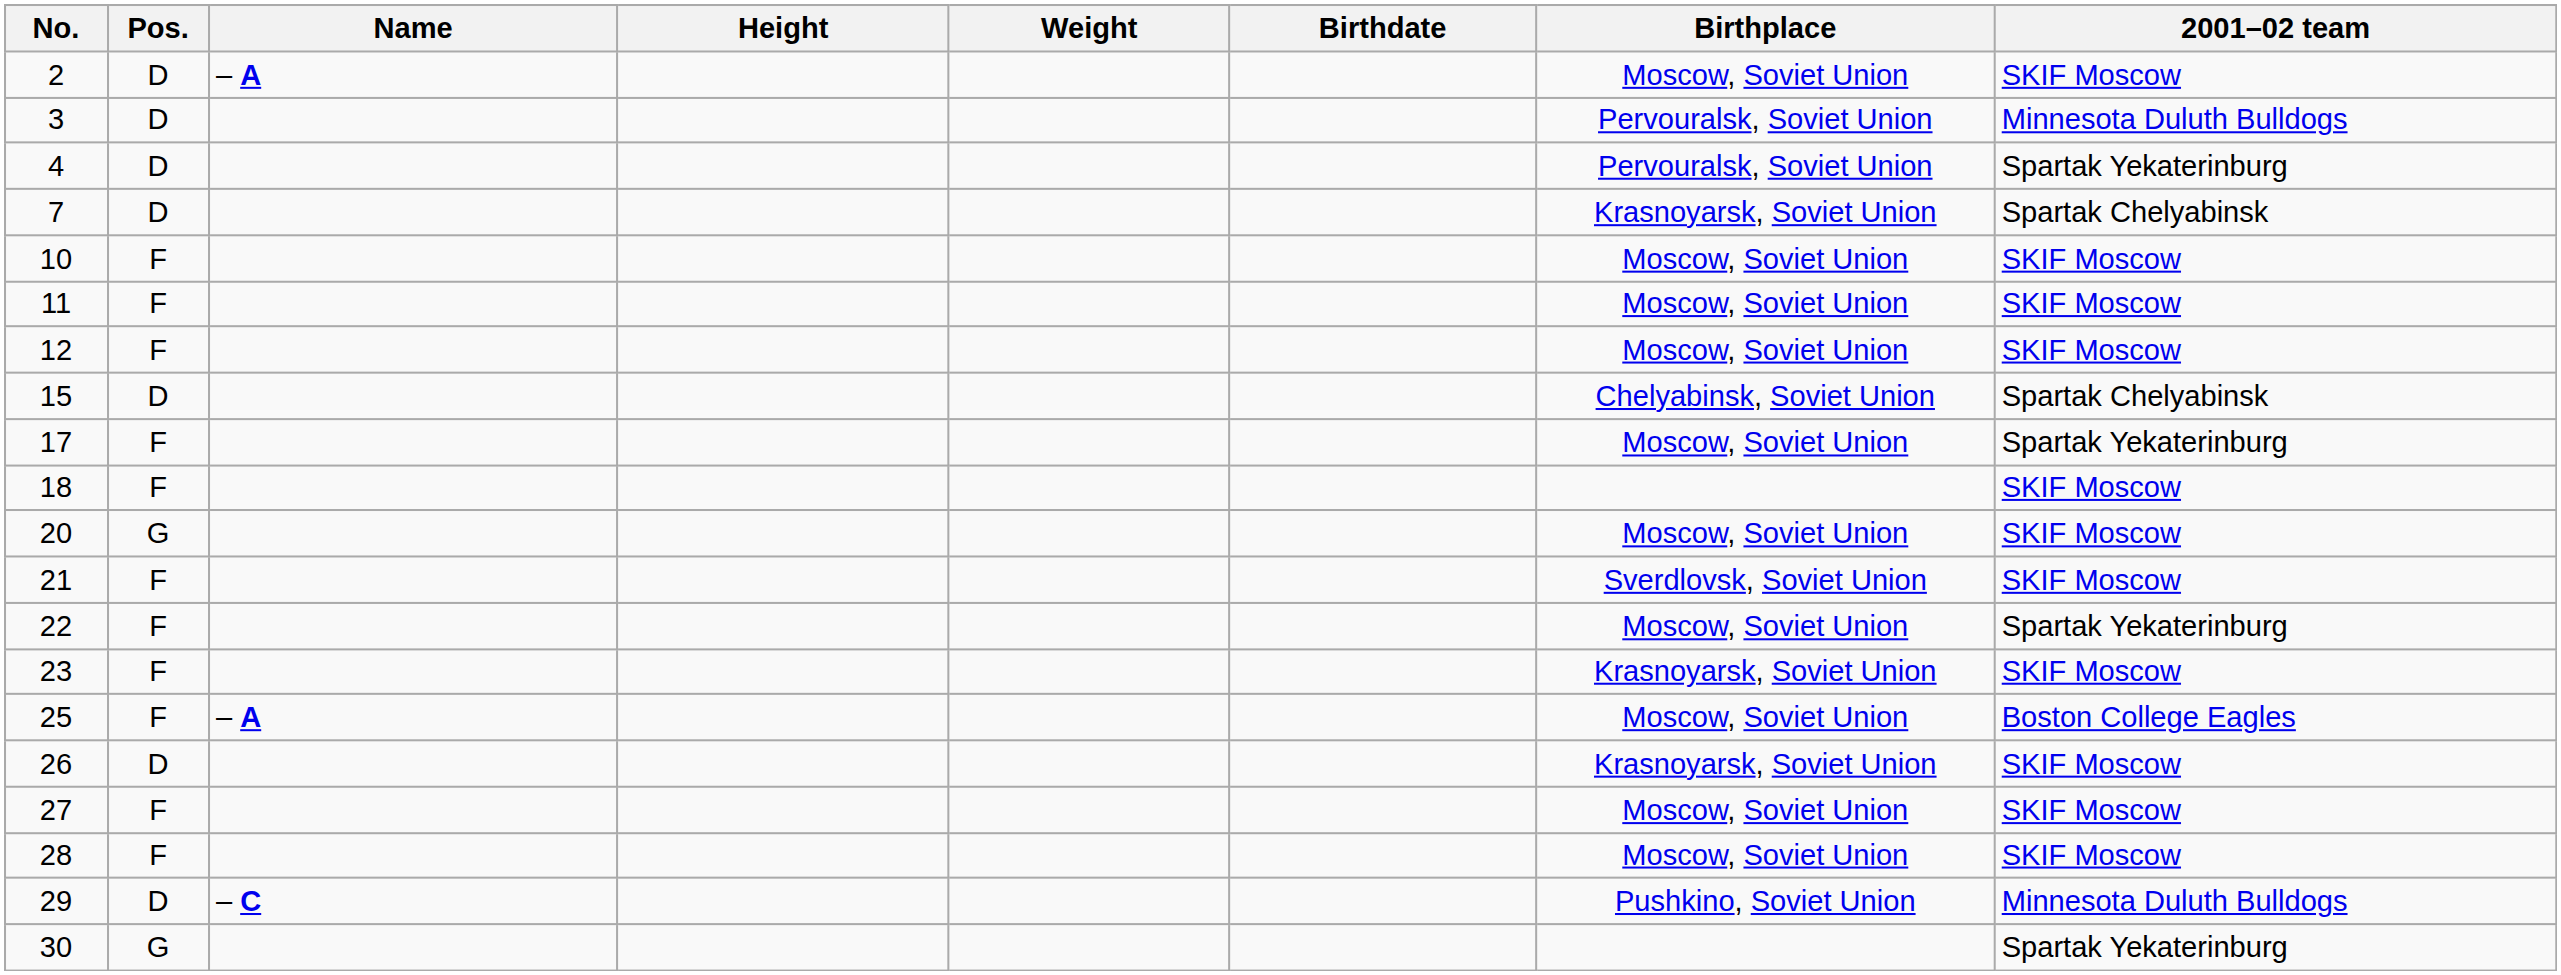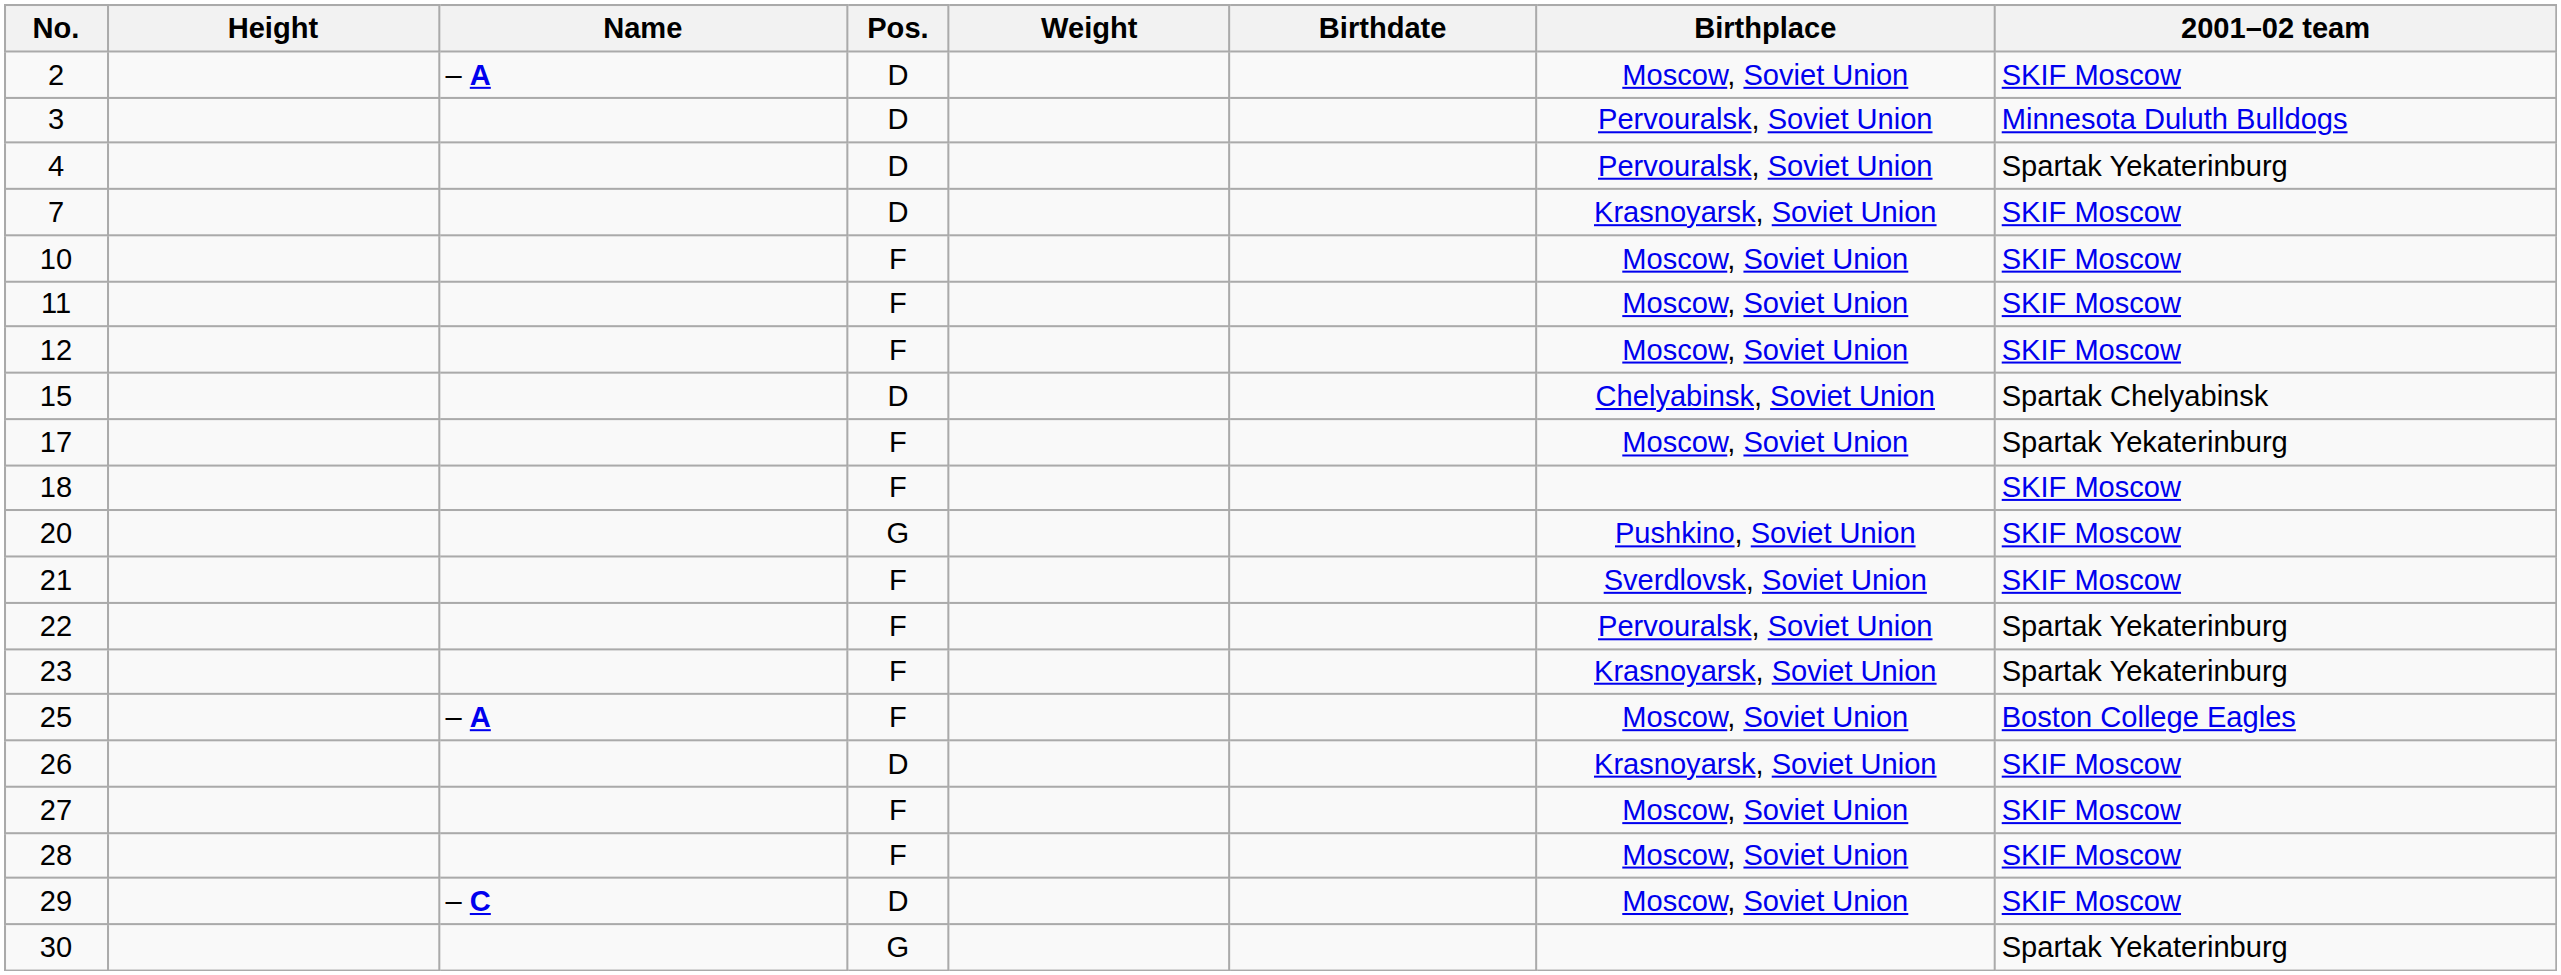columns swapped: (158, 28) <-> (783, 28)
(2135, 212) Spartak Chelyabinsk -> (2091, 212) SKIF Moscow
(1765, 534) Moscow, Soviet Union -> (1765, 534) Pushkino, Soviet Union
(1765, 626) Moscow, Soviet Union -> (1765, 626) Pervouralsk, Soviet Union
(2091, 672) SKIF Moscow -> (2145, 672) Spartak Yekaterinburg
(1765, 902) Pushkino, Soviet Union -> (1765, 902) Moscow, Soviet Union
(2175, 902) Minnesota Duluth Bulldogs -> (2091, 902) SKIF Moscow
